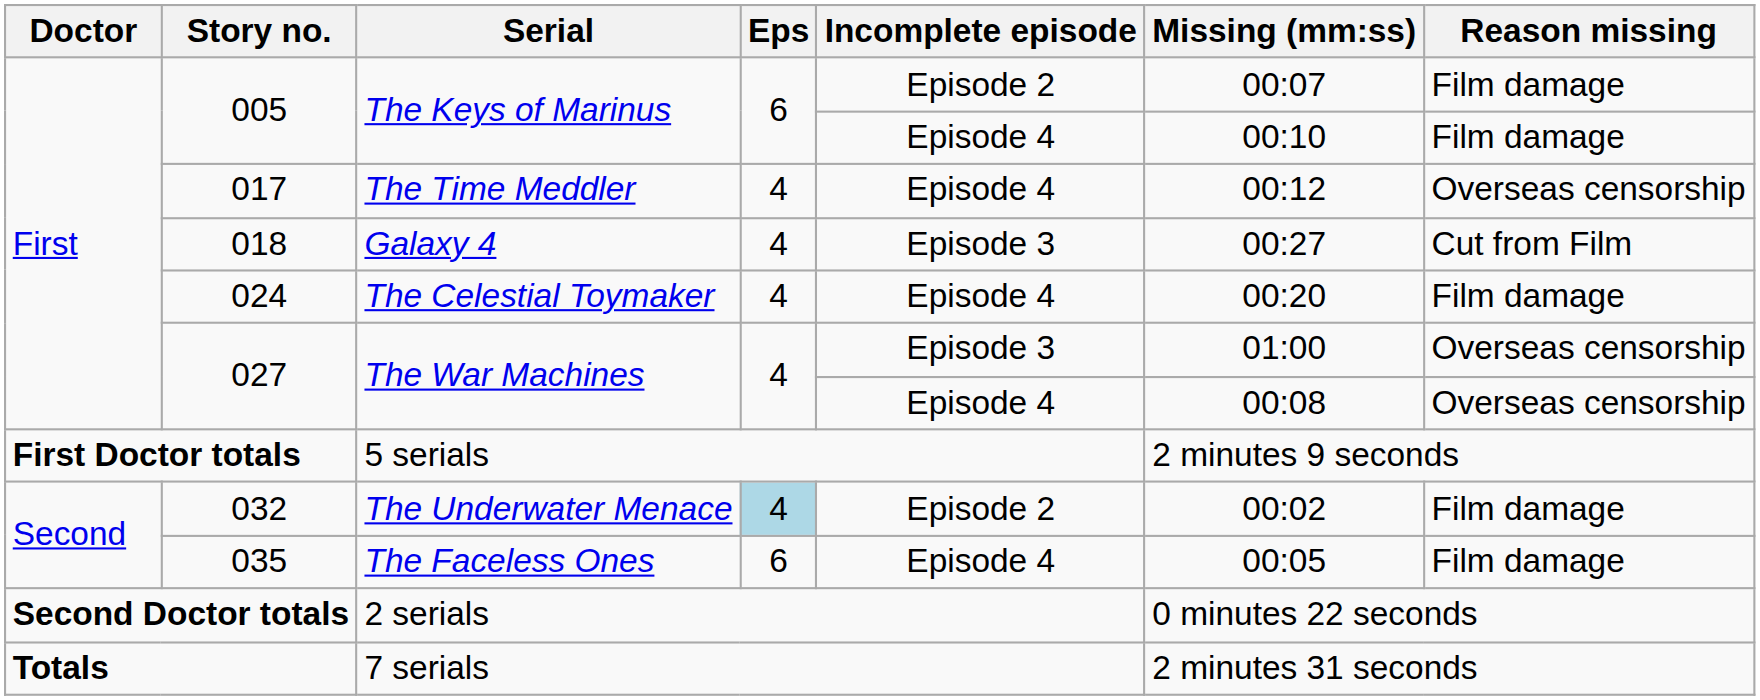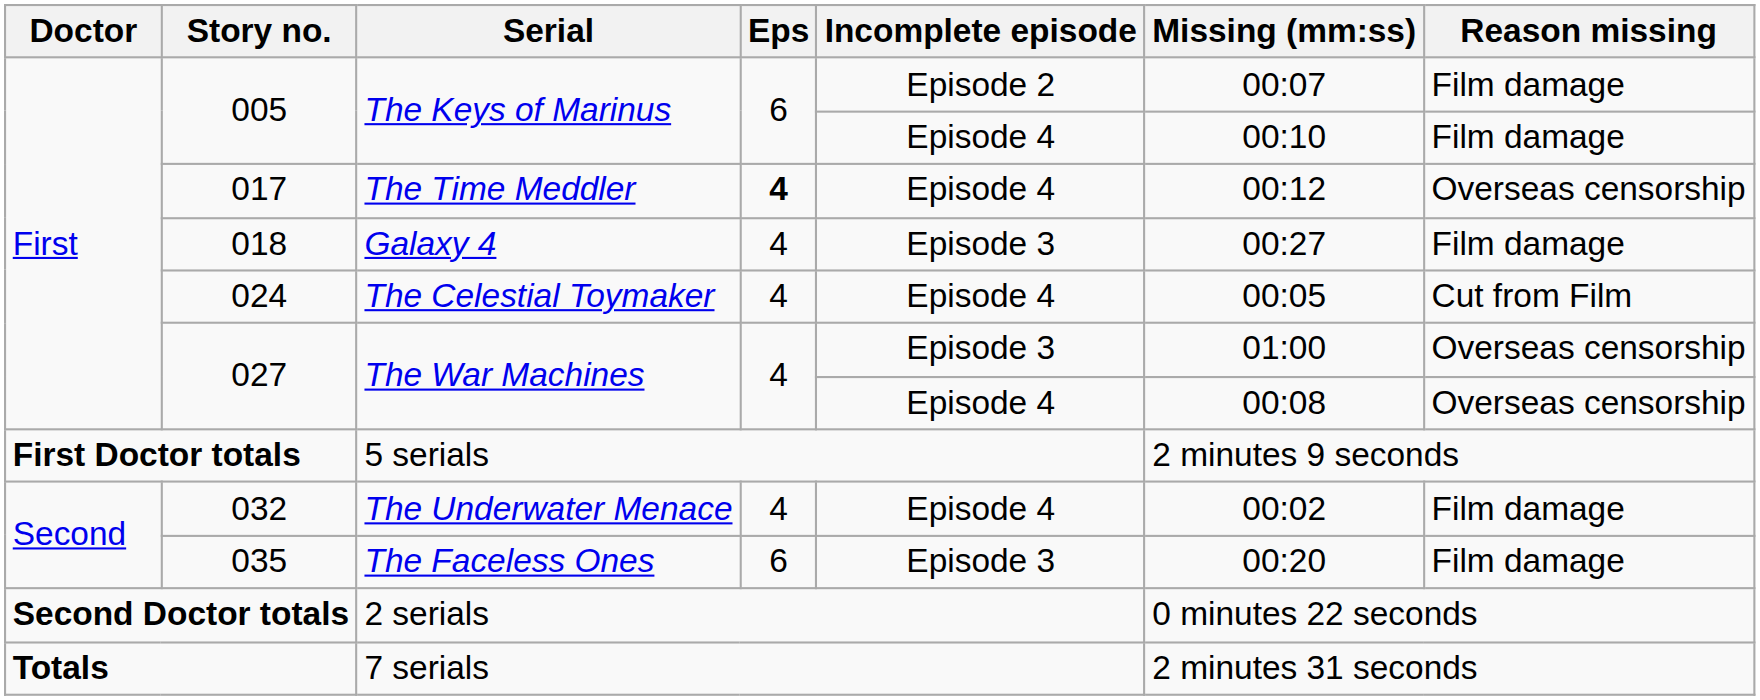(779, 190) normal -> (779, 190) bold
(1532, 243) Cut from Film -> (1528, 243) Film damage
(1284, 296) 00:20 -> (1284, 296) 00:05
(1528, 296) Film damage -> (1532, 296) Cut from Film
(779, 508) lightblue background -> (779, 508) no background
(981, 508) Episode 2 -> (981, 508) Episode 4
(981, 561) Episode 4 -> (981, 561) Episode 3
(1284, 561) 00:05 -> (1284, 561) 00:20
